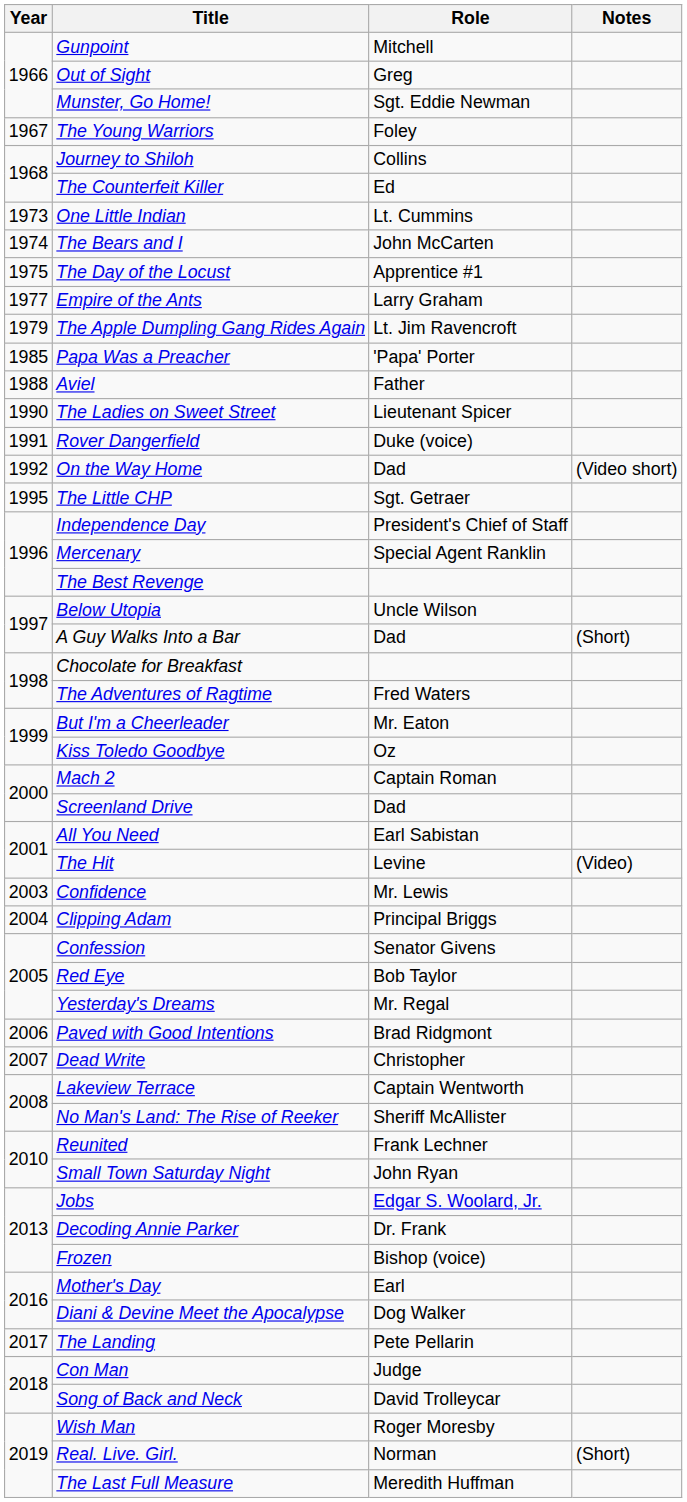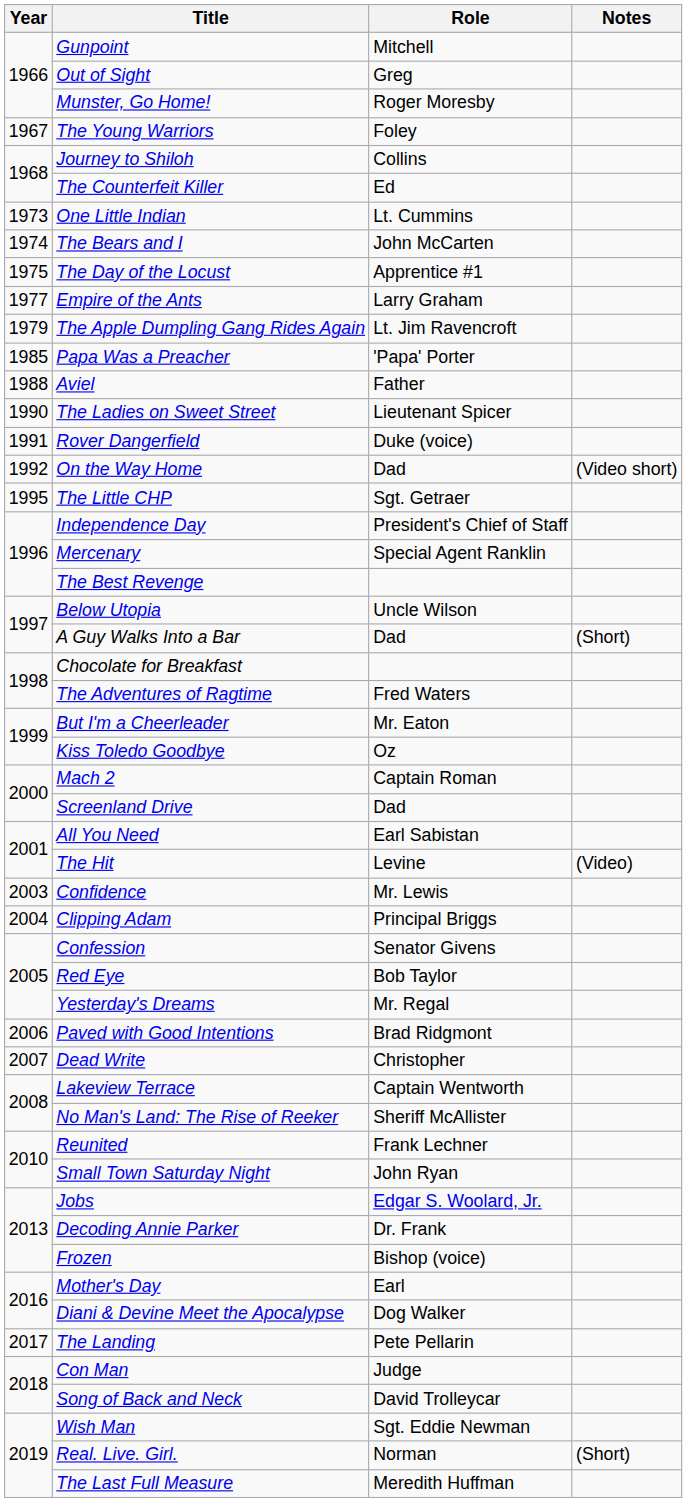(452, 103) Sgt. Eddie Newman -> (434, 103) Roger Moresby
(434, 1426) Roger Moresby -> (452, 1426) Sgt. Eddie Newman
